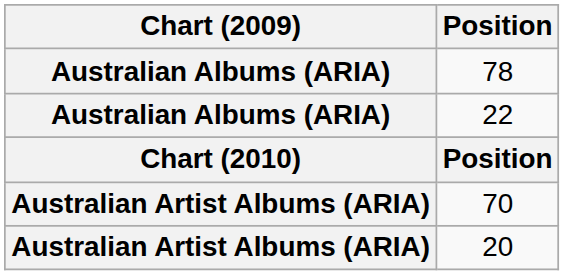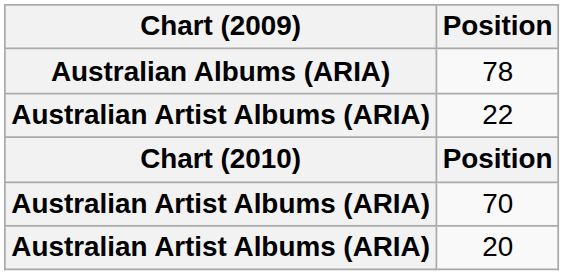(221, 114) Australian Albums (ARIA) -> (221, 114) Australian Artist Albums (ARIA)
